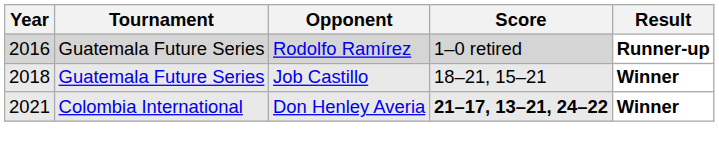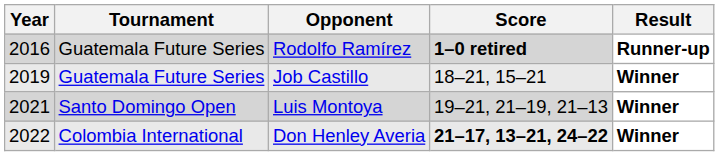(478, 49) normal -> (480, 49) bold
(29, 78) 2018 -> (29, 78) 2019
+ row: (328, 107)
(29, 107) 2021 -> (29, 136) 2022
